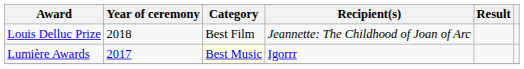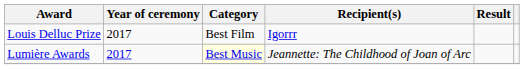(119, 34) 2018 -> (119, 34) 2017
(369, 34) Jeannette: The Childhood of Joan of Arc -> (282, 34) Igorrr
(282, 53) Igorrr -> (369, 53) Jeannette: The Childhood of Joan of Arc
